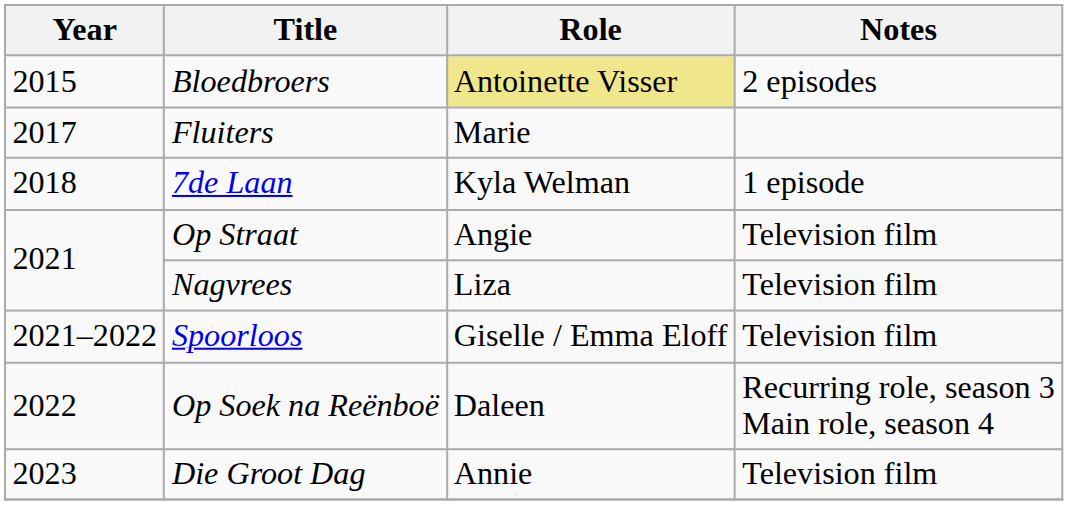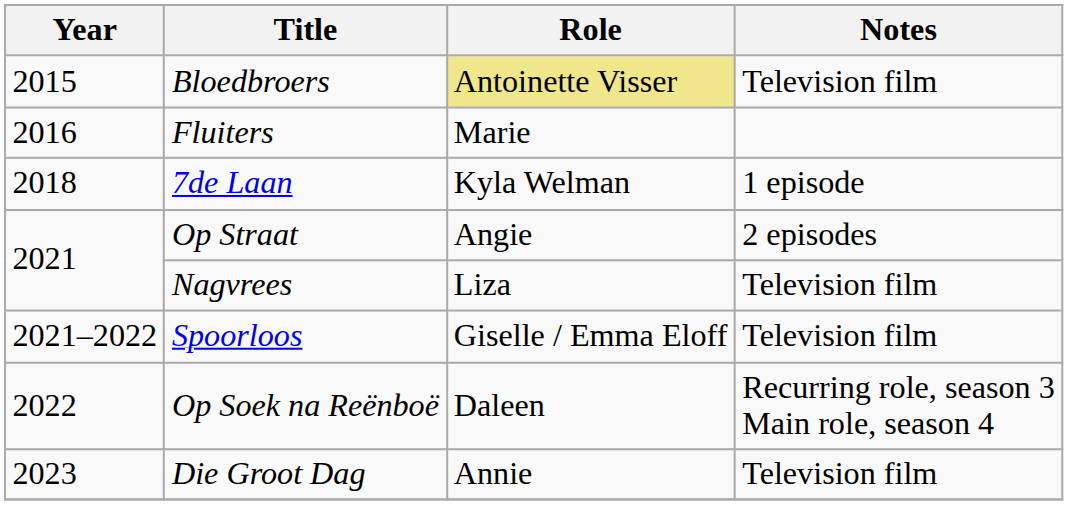(810, 81) 2 episodes -> (840, 81) Television film
(45, 132) 2017 -> (45, 132) 2016
(840, 234) Television film -> (810, 234) 2 episodes
